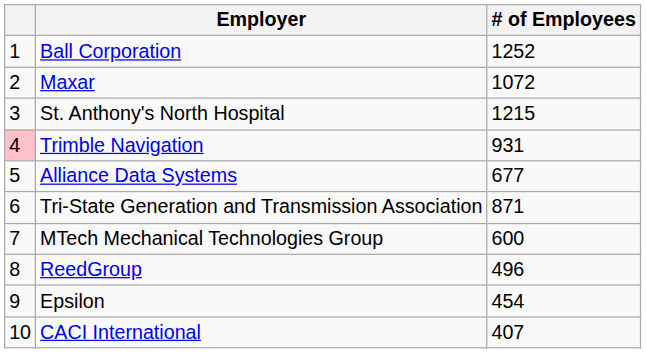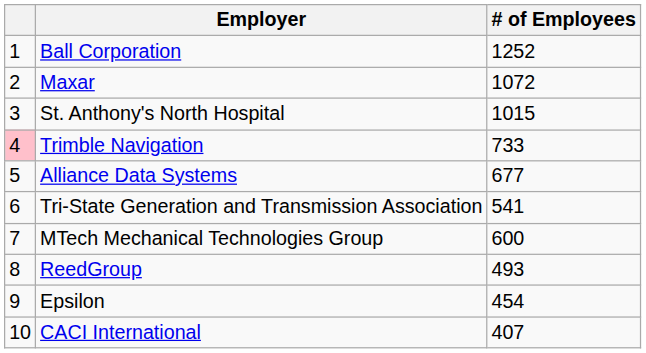(513, 113) 1215 -> (513, 113) 1015
(508, 144) 931 -> (508, 144) 733
(508, 207) 871 -> (508, 207) 541
(508, 269) 496 -> (508, 269) 493
